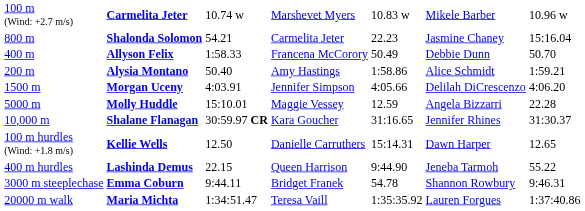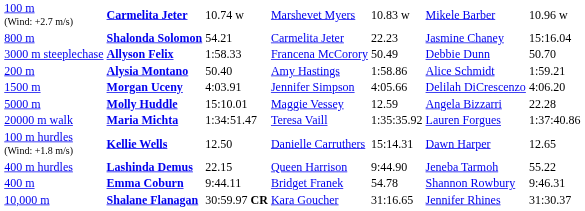(19, 54) 400 m -> (54, 54) 3000 m steeplechase
rows swapped: (152, 120) <-> (142, 200)
(54, 183) 3000 m steeplechase -> (19, 183) 400 m
